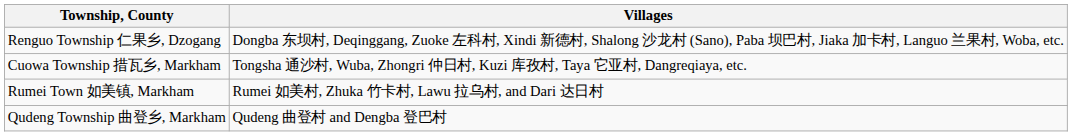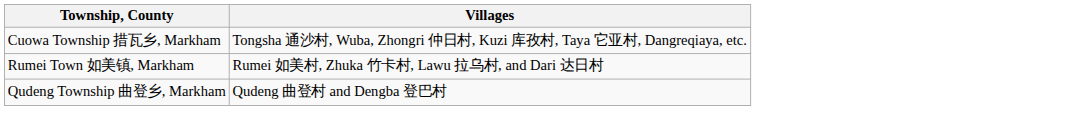- row: (114, 40)
